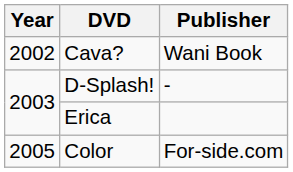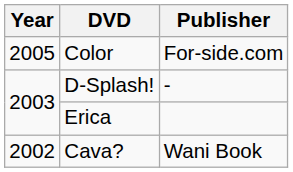rows swapped: (94, 53) <-> (89, 150)
